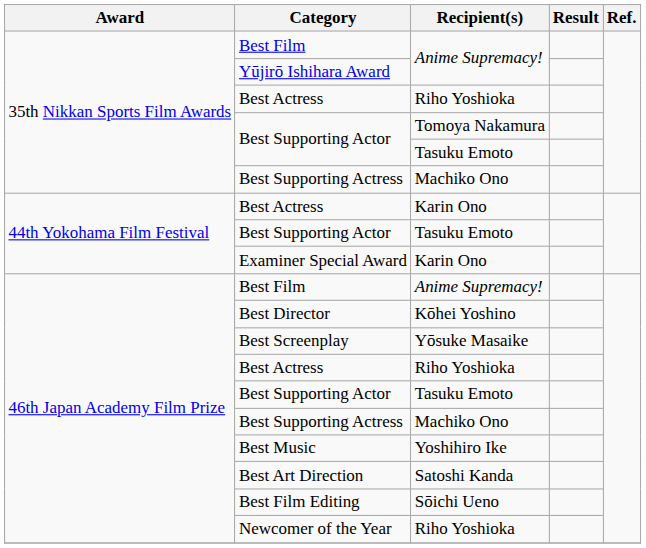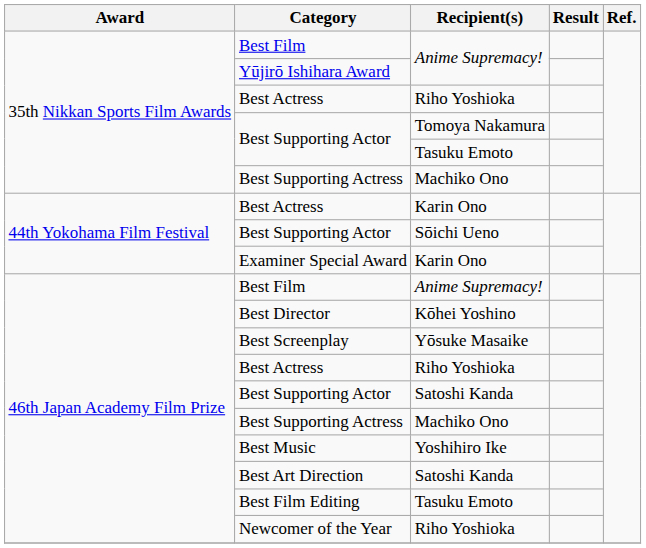(464, 233) Tasuku Emoto -> (457, 233) Sōichi Ueno
(464, 394) Tasuku Emoto -> (464, 394) Satoshi Kanda
(457, 502) Sōichi Ueno -> (464, 502) Tasuku Emoto
